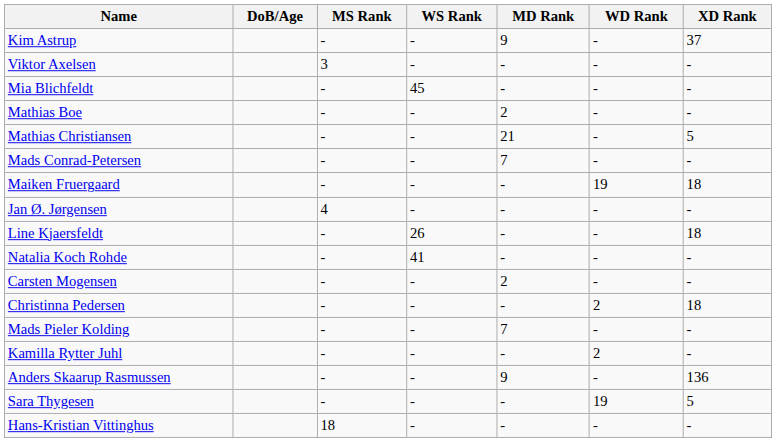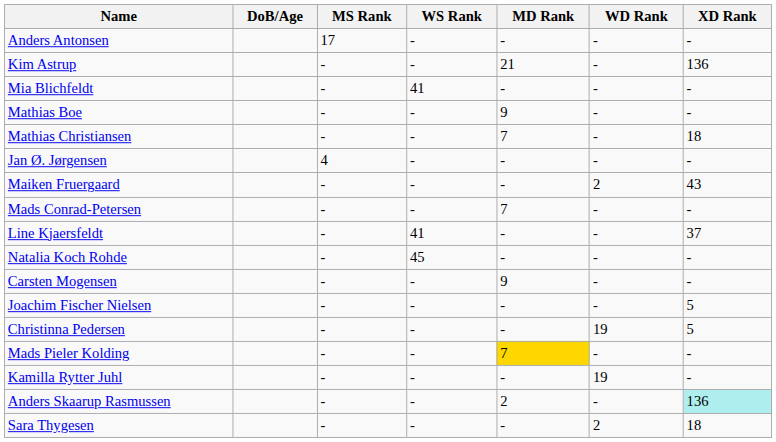+ row: (58, 40)
(504, 40) 9 -> (508, 64) 21
(694, 40) 37 -> (698, 64) 136
- row: (52, 64)
(417, 88) 45 -> (417, 88) 41
(504, 112) 2 -> (504, 112) 9
(508, 137) 21 -> (504, 137) 7
(690, 137) 5 -> (694, 137) 18
rows swapped: (74, 161) <-> (57, 209)
(600, 185) 19 -> (597, 185) 2
(694, 185) 18 -> (694, 185) 43
(417, 233) 26 -> (417, 233) 41
(694, 233) 18 -> (694, 233) 37
(417, 257) 41 -> (417, 257) 45
(504, 281) 2 -> (504, 281) 9
+ row: (80, 305)
(597, 305) 2 -> (600, 329) 19
(694, 305) 18 -> (690, 329) 5
(504, 329) no background -> (504, 353) gold background
(597, 353) 2 -> (600, 377) 19
(504, 377) 9 -> (504, 401) 2
(698, 377) no background -> (698, 401) paleturquoise background
(600, 401) 19 -> (597, 425) 2
(690, 401) 5 -> (694, 425) 18
- row: (81, 425)
